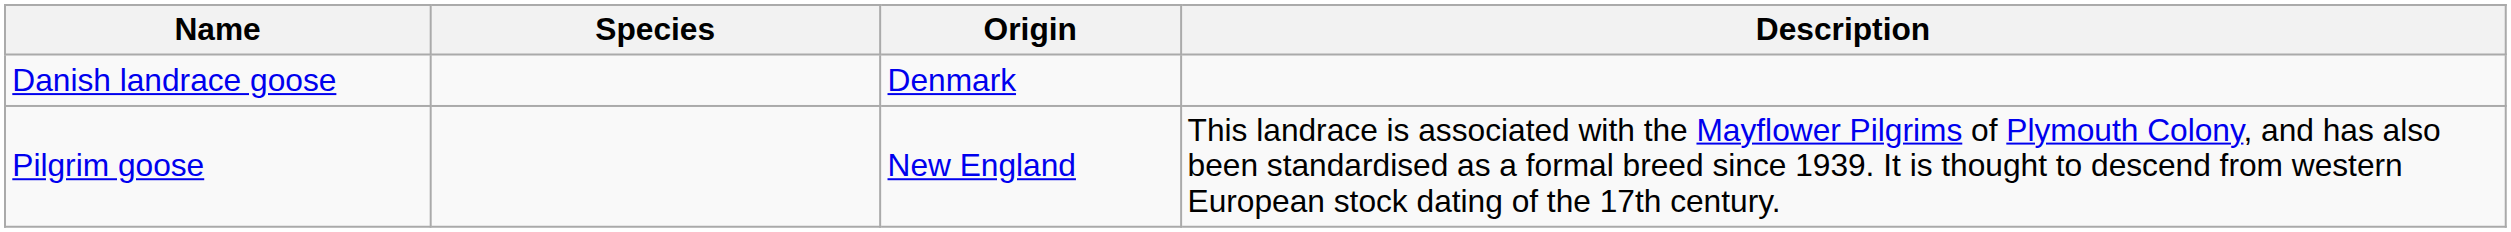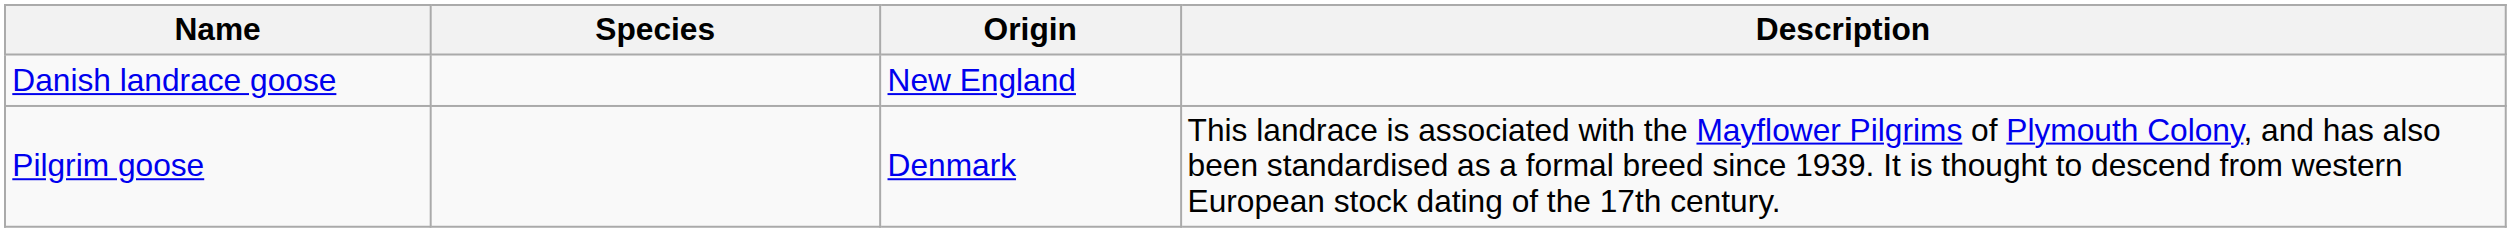(952, 79) Denmark -> (982, 79) New England
(982, 165) New England -> (952, 165) Denmark
